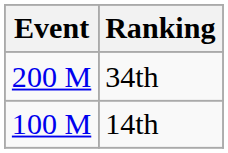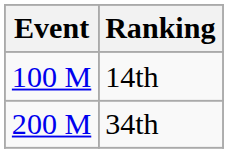rows swapped: (132, 123) <-> (132, 76)
